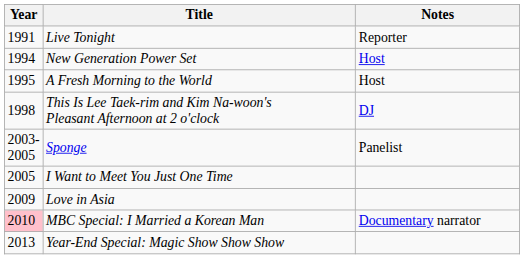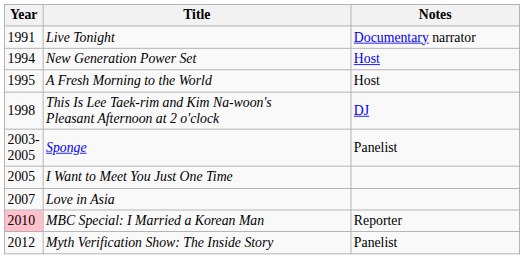(383, 37) Reporter -> (415, 37) Documentary narrator
(21, 199) 2009 -> (21, 199) 2007
(420, 220) Documentary narrator -> (378, 220) Reporter
+ row: (160, 242)
- row: (165, 242)
